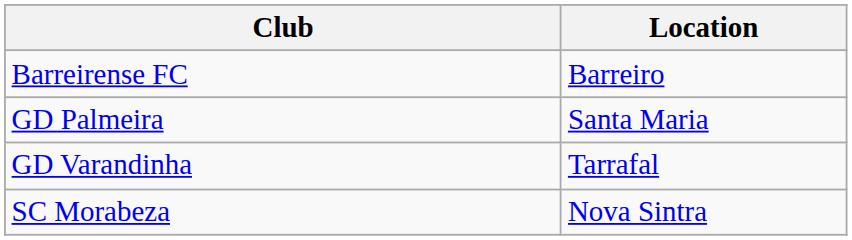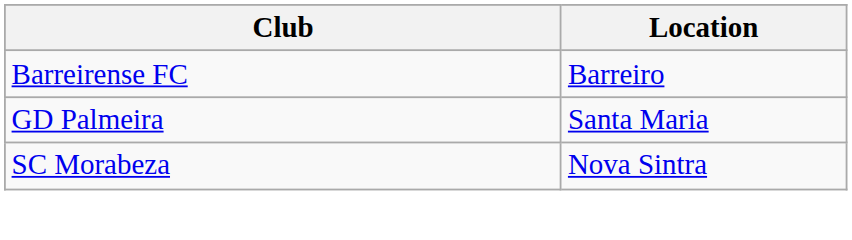- row: (102, 165)
